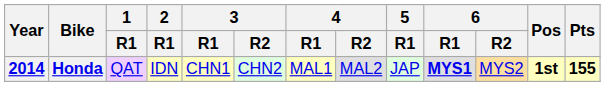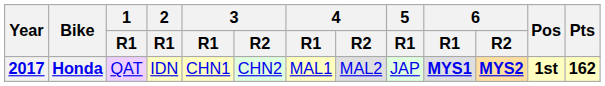(26, 69) 2014 -> (26, 69) 2017
(501, 69) normal -> (501, 69) bold
(582, 69) 155 -> (582, 69) 162
